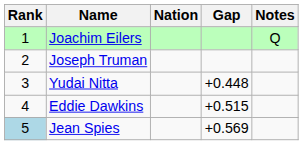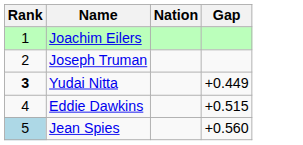- column: (275, 15)
(25, 83) normal -> (25, 83) bold
(227, 83) +0.448 -> (227, 83) +0.449
(227, 128) +0.569 -> (227, 128) +0.560
